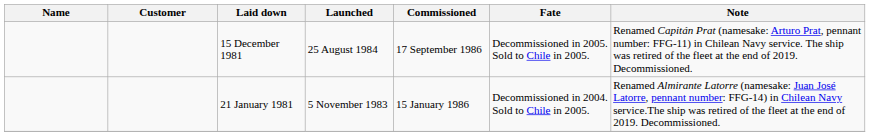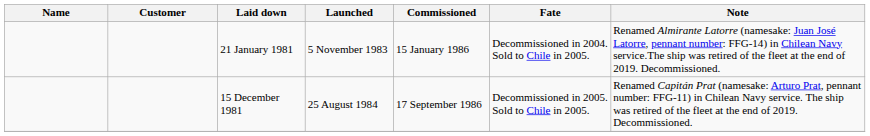rows swapped: (257, 104) <-> (250, 49)
